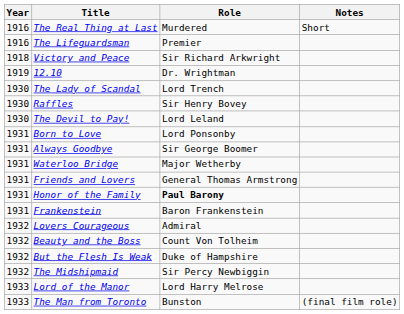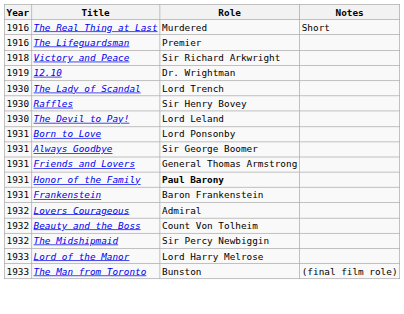- row: (76, 165)
- row: (93, 256)
